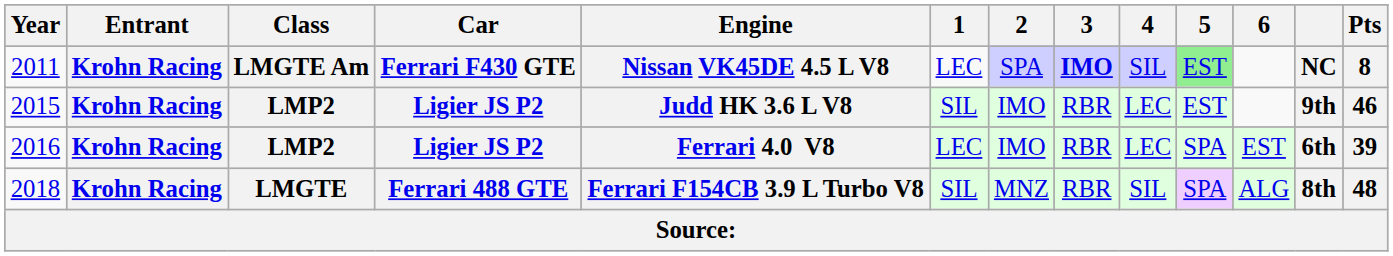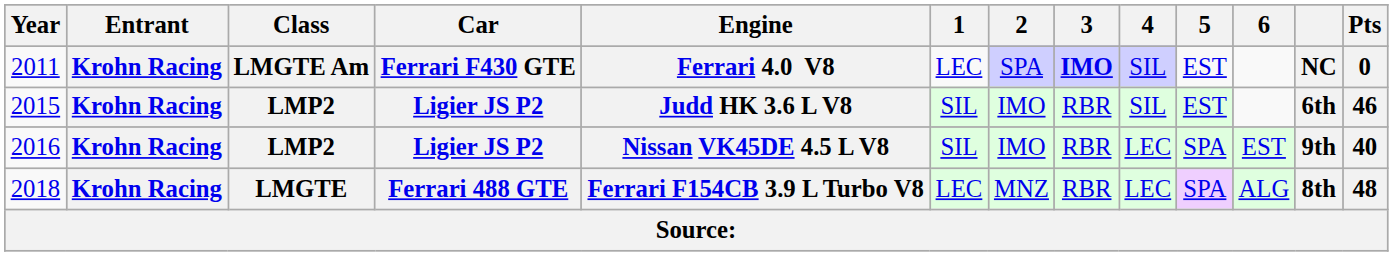(756, 66) Nissan VK45DE 4.5 L V8 -> (756, 66) Ferrari 4.0 V8
(1205, 66) lightgreen background -> (1205, 66) no background
(1365, 66) 8 -> (1365, 66) 0
(1148, 107) LEC -> (1148, 107) SIL
(1319, 107) 9th -> (1319, 107) 6th
(756, 147) Ferrari 4.0 V8 -> (756, 147) Nissan VK45DE 4.5 L V8
(959, 147) LEC -> (959, 147) SIL
(1319, 147) 6th -> (1319, 147) 9th
(1365, 147) 39 -> (1365, 147) 40
(959, 188) SIL -> (959, 188) LEC
(1148, 188) SIL -> (1148, 188) LEC
